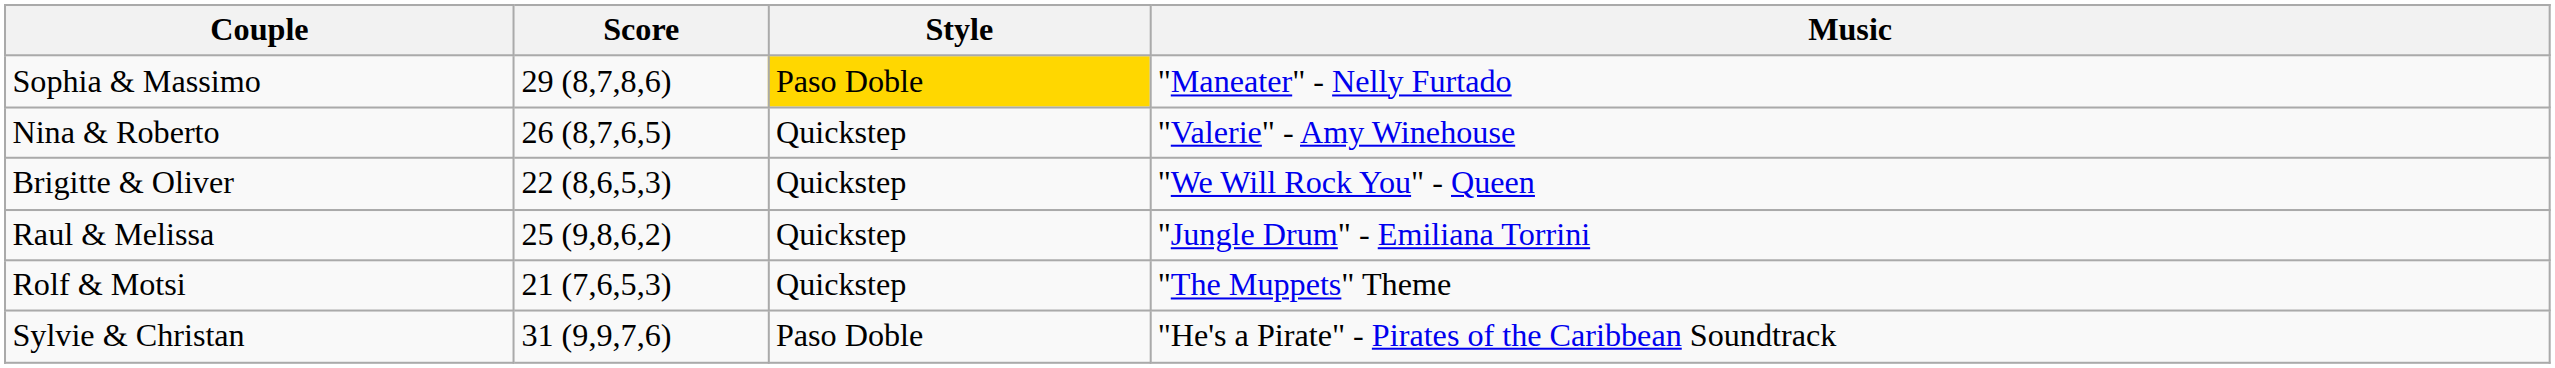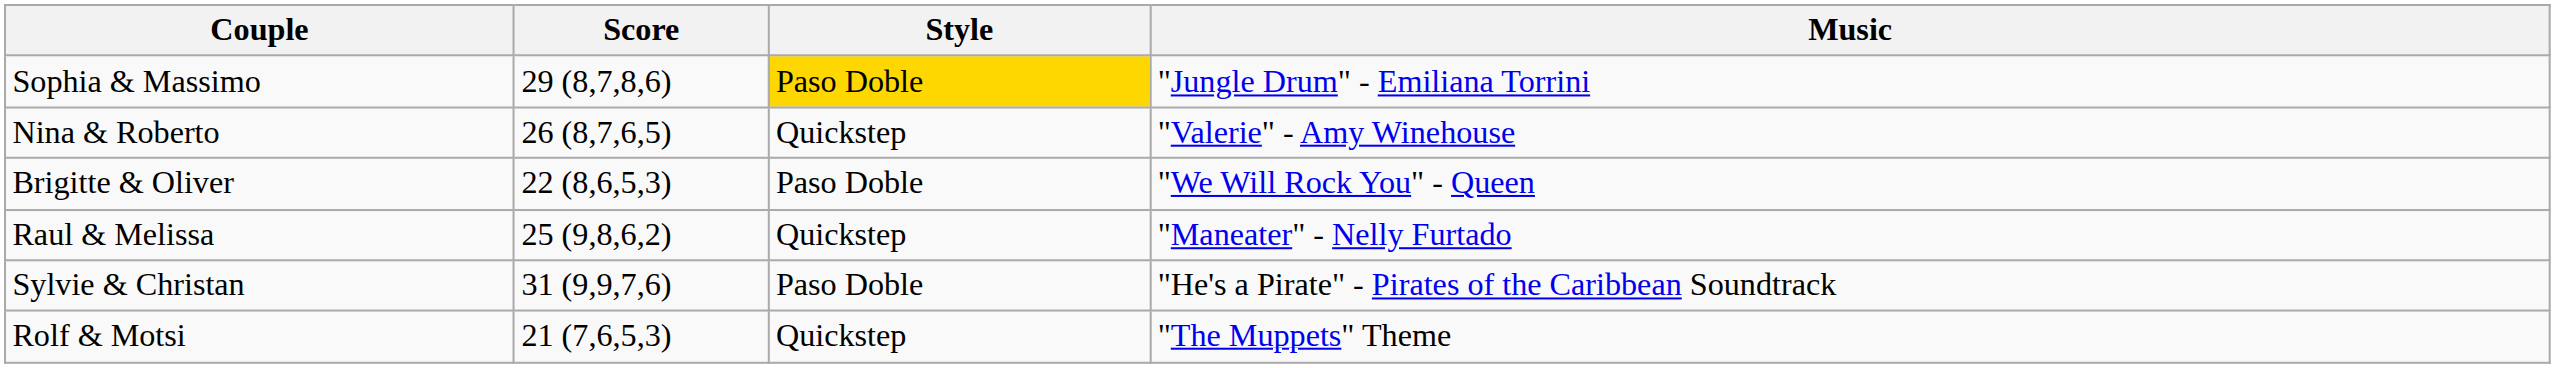(1335, 81) "Maneater" - Nelly Furtado -> (1374, 81) "Jungle Drum" - Emiliana Torrini
(841, 183) Quickstep -> (850, 183) Paso Doble
(1374, 234) "Jungle Drum" - Emiliana Torrini -> (1335, 234) "Maneater" - Nelly Furtado
rows swapped: (129, 336) <-> (99, 285)
